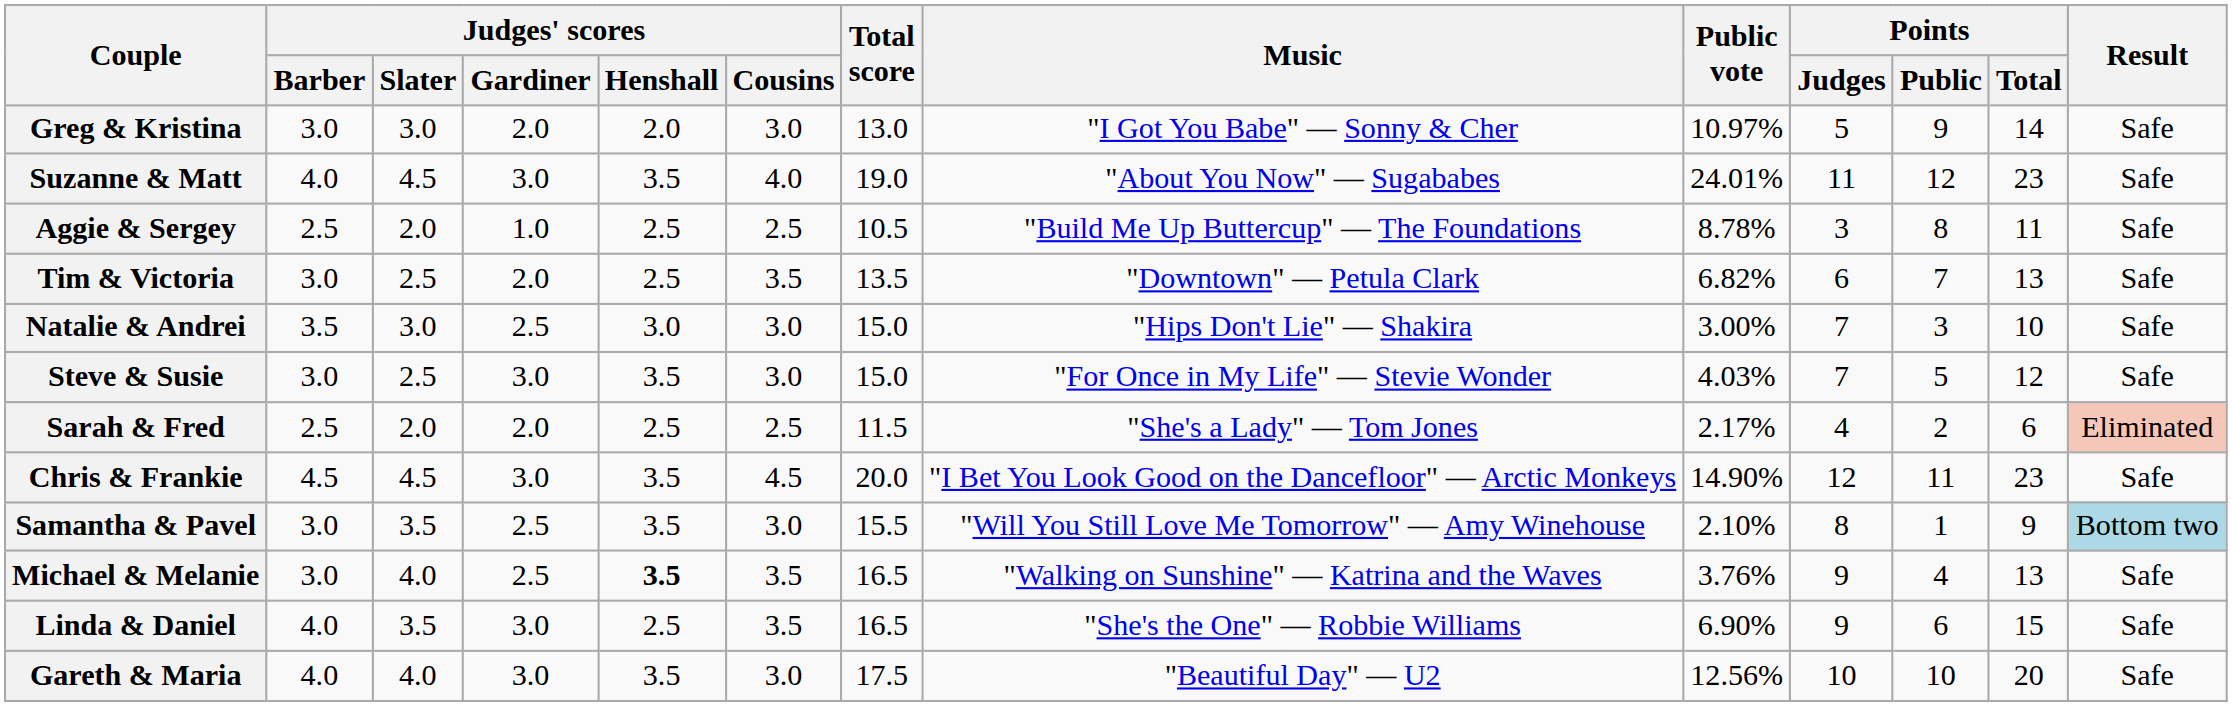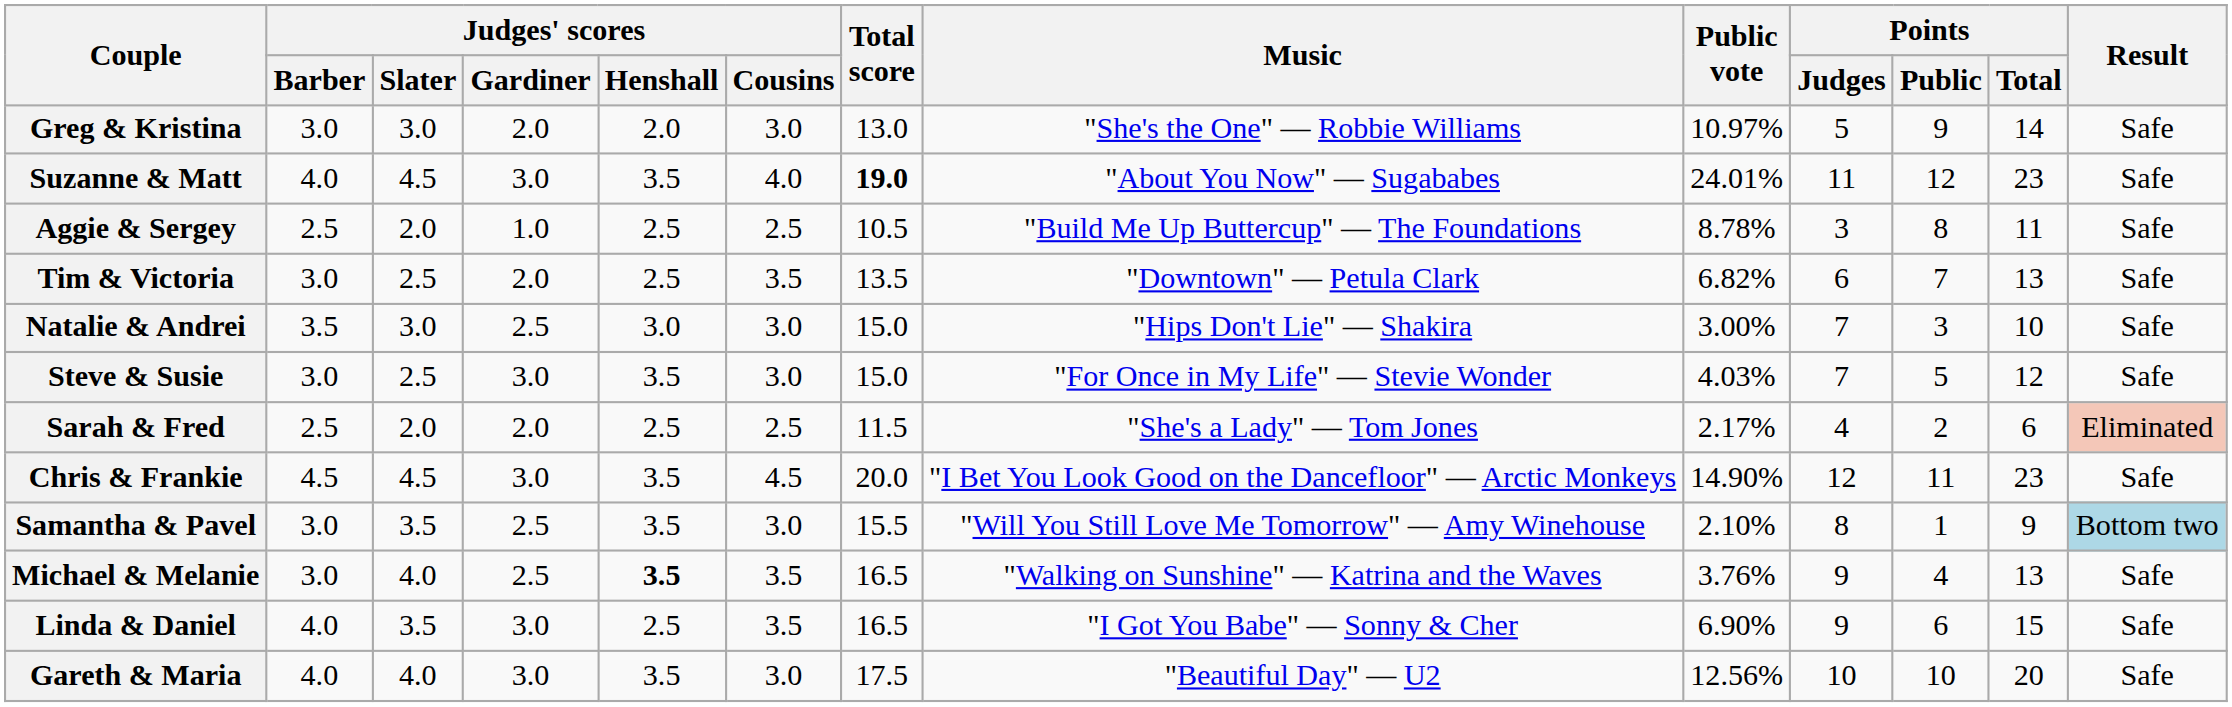(1303, 128) "I Got You Babe" — Sonny & Cher -> (1303, 128) "She's the One" — Robbie Williams
(882, 178) normal -> (882, 178) bold
(1303, 625) "She's the One" — Robbie Williams -> (1303, 625) "I Got You Babe" — Sonny & Cher
